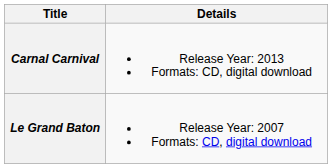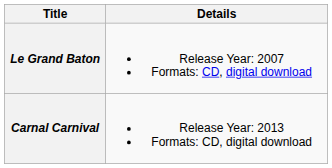rows swapped: (55, 128) <-> (55, 58)
